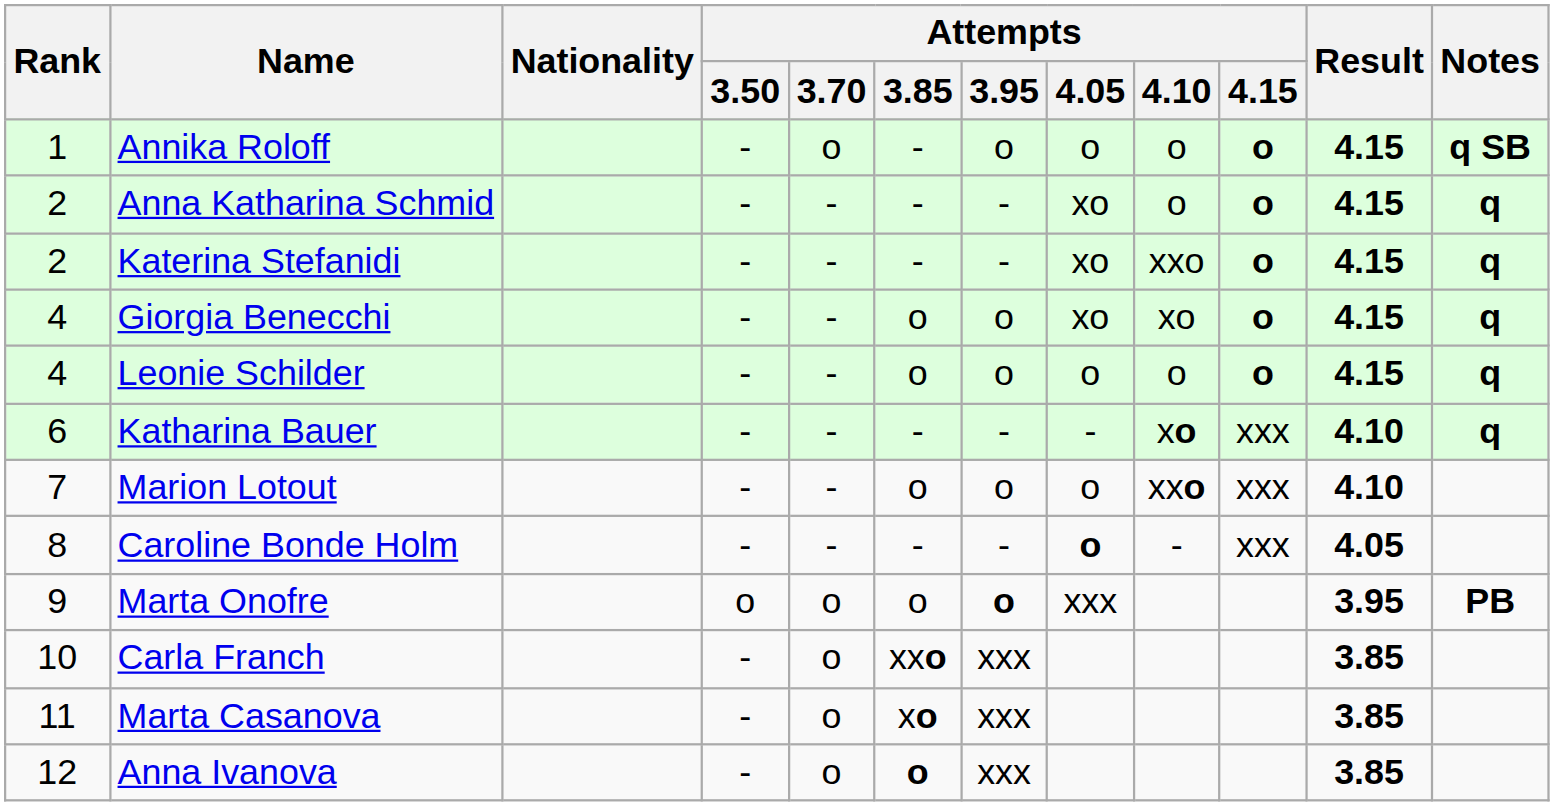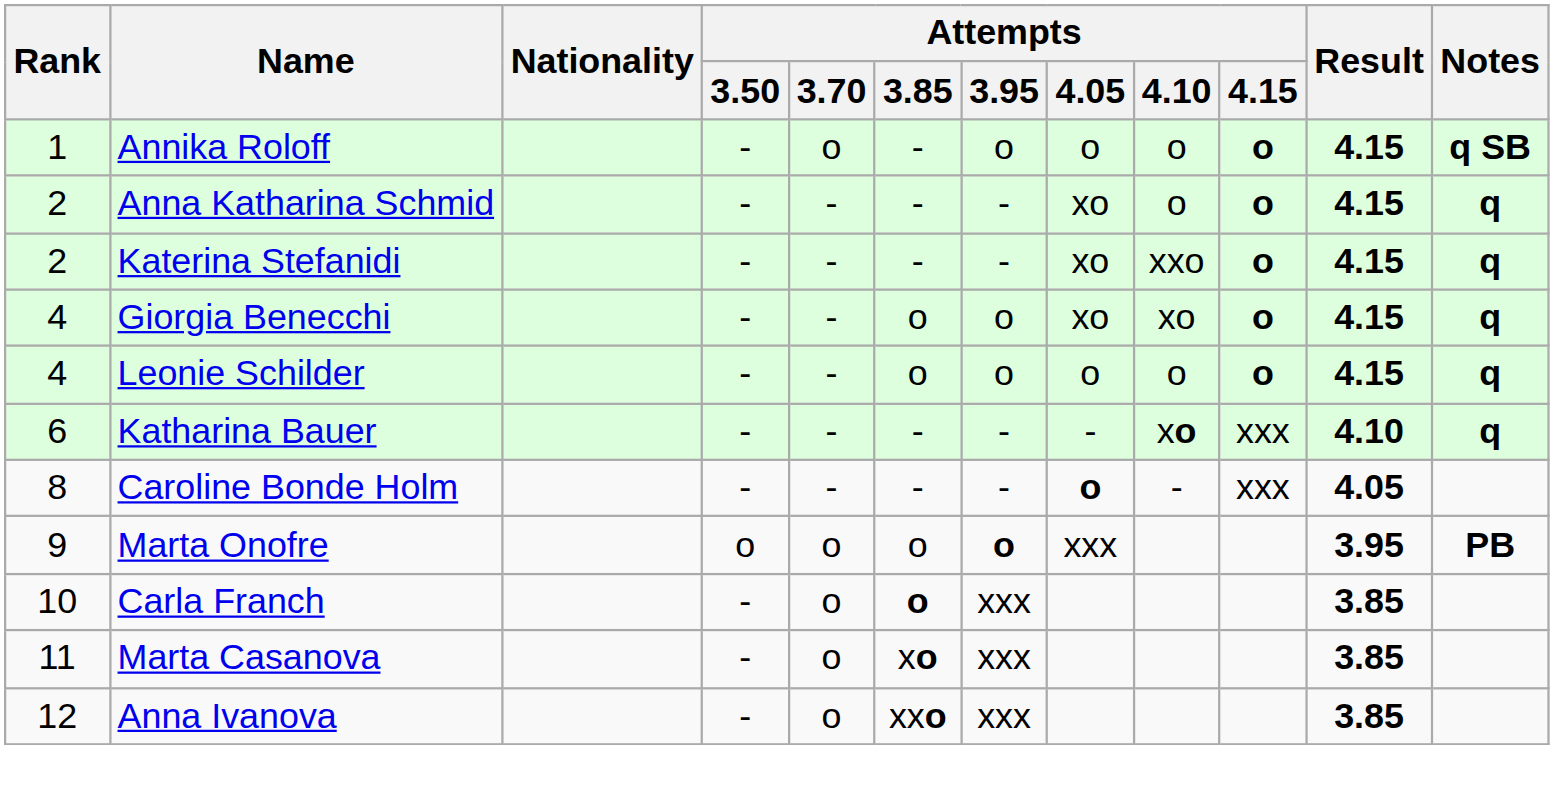- row: (227, 487)
(918, 658) xxo -> (918, 601) o
(918, 771) o -> (918, 715) xxo
